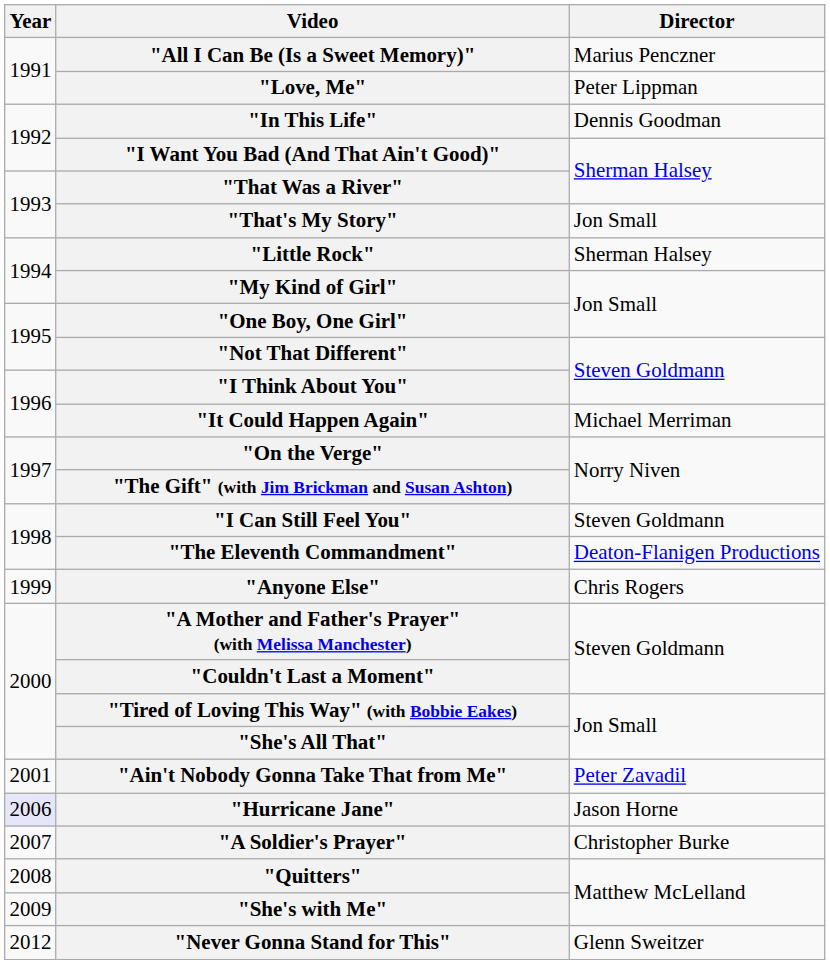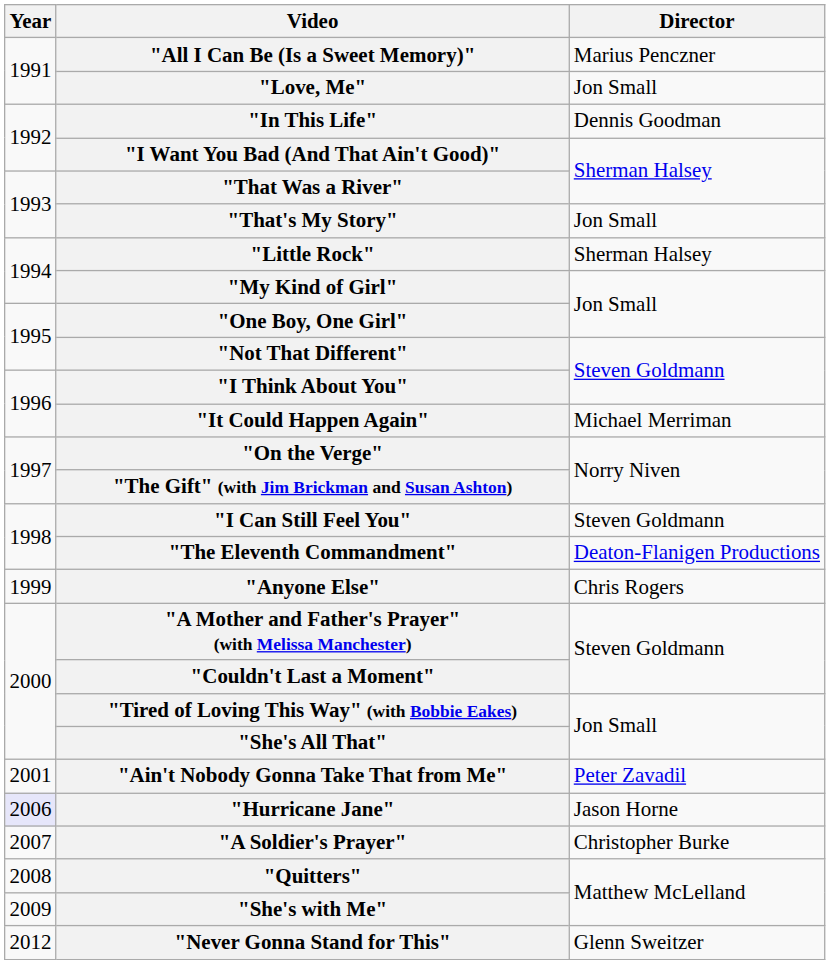(636, 87) Peter Lippman -> (615, 87) Jon Small
